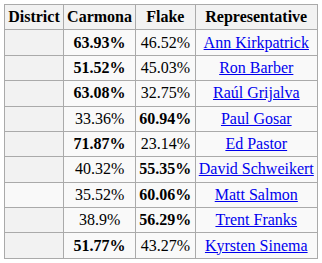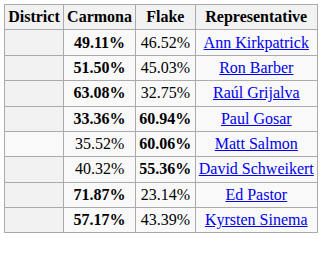(100, 42) 63.93% -> (100, 42) 49.11%
(100, 67) 51.52% -> (100, 67) 51.50%
(100, 118) normal -> (100, 118) bold
rows swapped: (256, 194) <-> (256, 144)
(165, 169) 55.35% -> (165, 169) 55.36%
- row: (256, 220)
(100, 245) 51.77% -> (100, 220) 57.17%
(165, 245) 43.27% -> (165, 220) 43.39%
